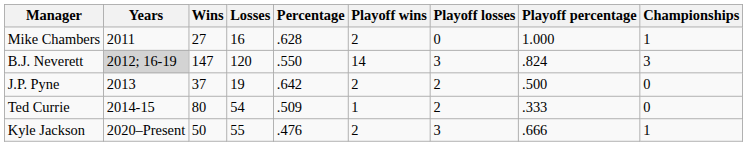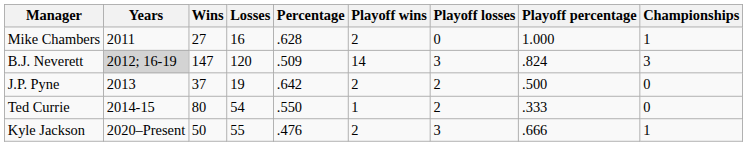(289, 61) .550 -> (289, 61) .509
(289, 107) .509 -> (289, 107) .550
